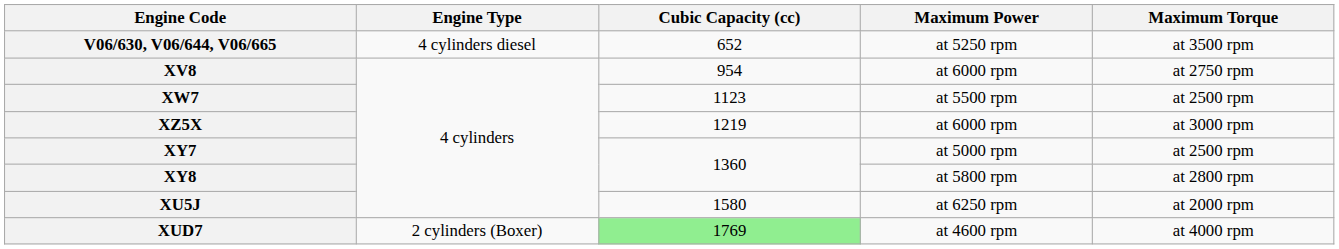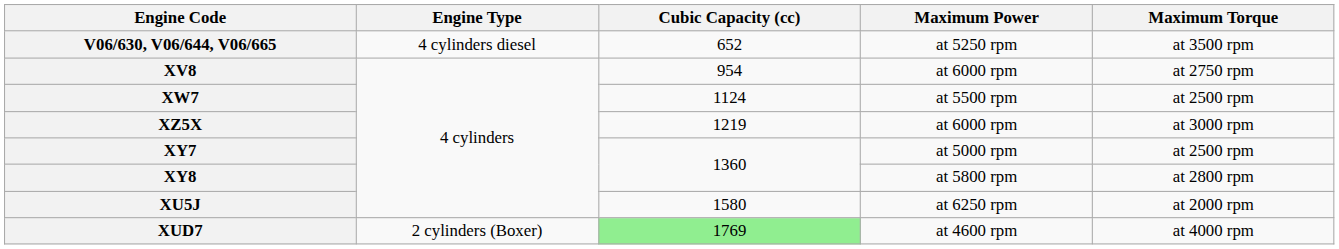(730, 97) 1123 -> (730, 97) 1124
